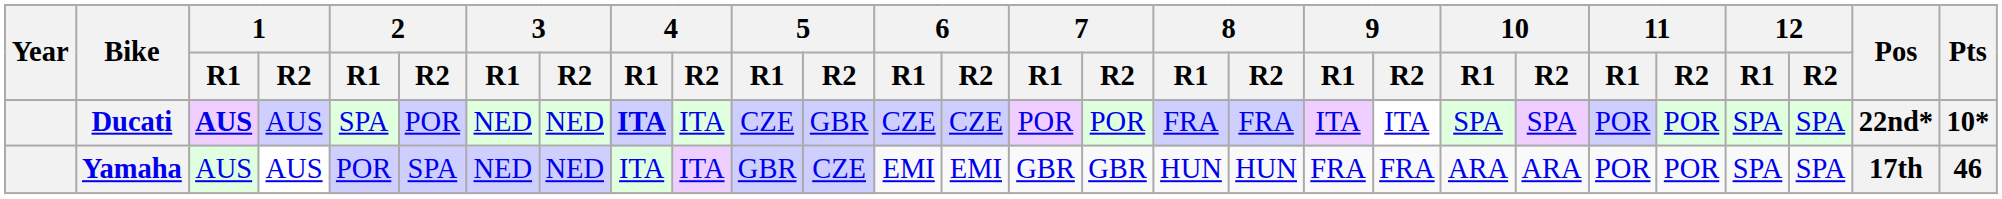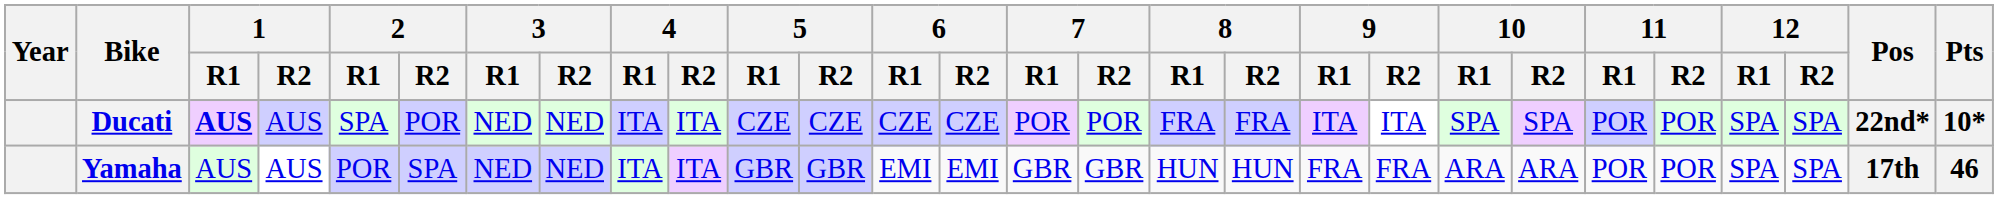(642, 122) bold -> (640, 122) normal
(839, 122) GBR -> (836, 122) CZE
(839, 169) CZE -> (836, 169) GBR
